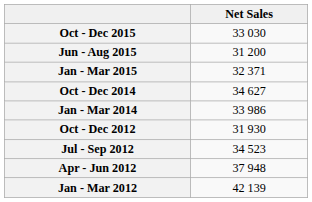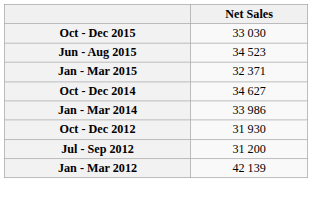(249, 52) 31 200 -> (249, 52) 34 523
(249, 149) 34 523 -> (249, 149) 31 200
- row: (98, 168)
